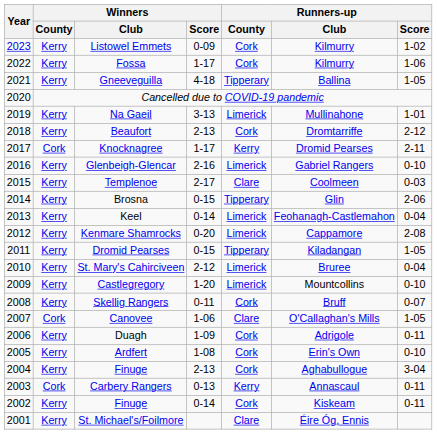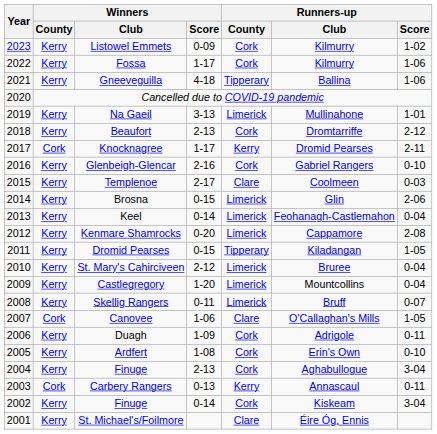(415, 81) 1-05 -> (415, 81) 1-06
(246, 166) Limerick -> (246, 166) Cork
(246, 200) Tipperary -> (246, 200) Limerick
(415, 285) 0-10 -> (415, 285) 0-04
(246, 302) Cork -> (246, 302) Limerick
(415, 404) 0-11 -> (415, 404) 3-04
